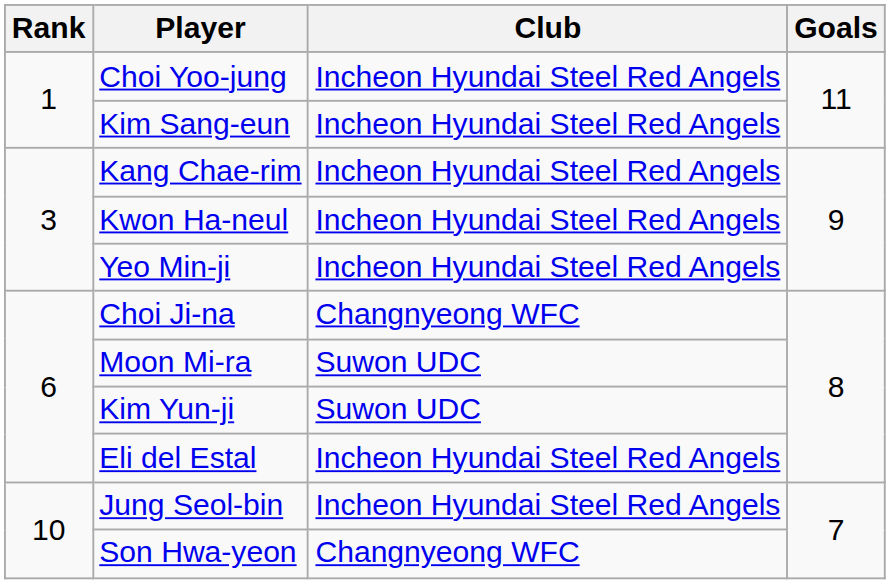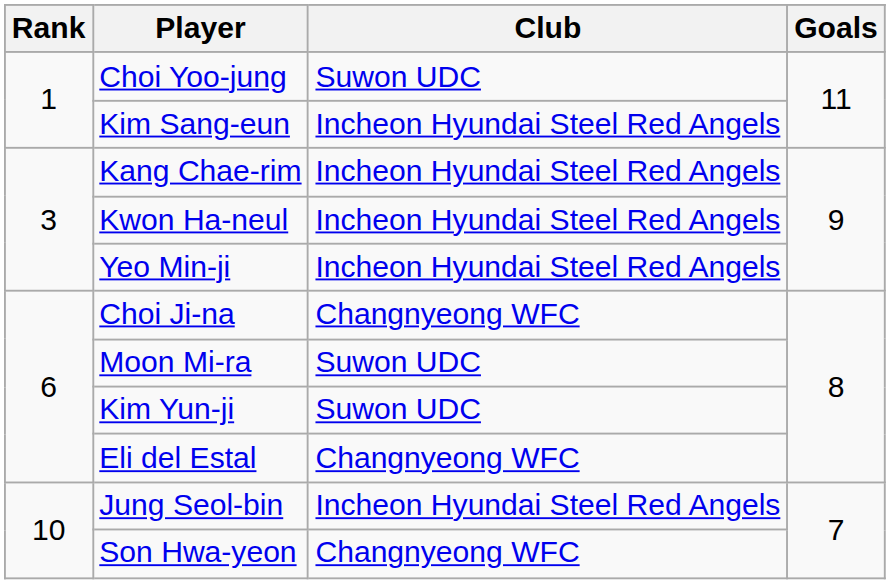(548, 76) Incheon Hyundai Steel Red Angels -> (398, 76) Suwon UDC
(548, 457) Incheon Hyundai Steel Red Angels -> (448, 457) Changnyeong WFC
